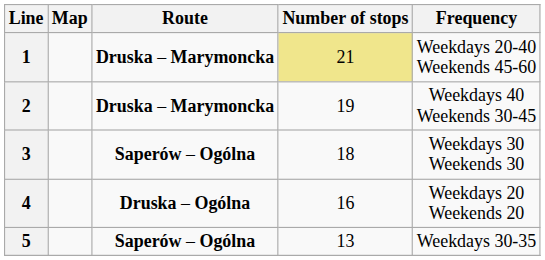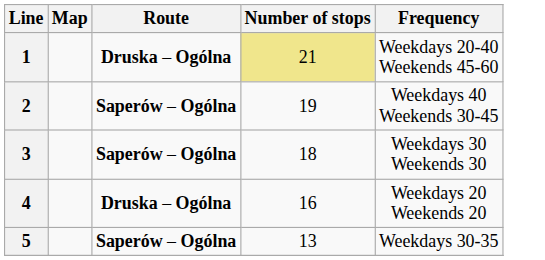(185, 57) Druska – Marymoncka -> (166, 57) Druska – Ogólna
(185, 105) Druska – Marymoncka -> (166, 105) Saperów – Ogólna
